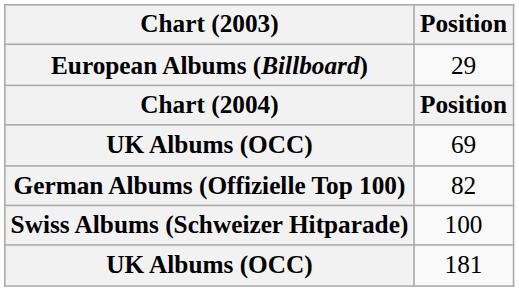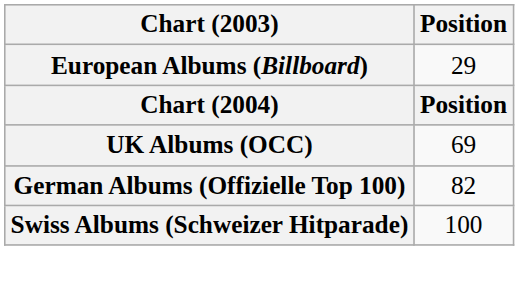- row: (464, 265)
